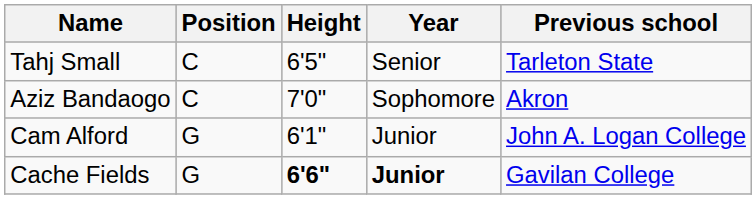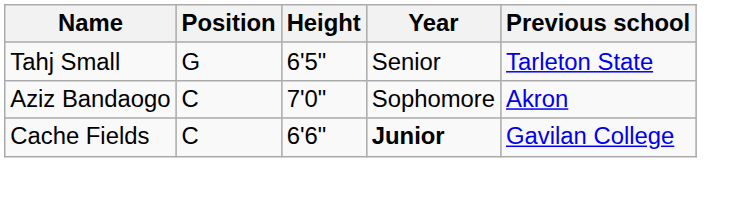(190, 61) C -> (191, 61) G
- row: (69, 136)
(191, 174) G -> (190, 136) C
(308, 174) bold -> (306, 136) normal
